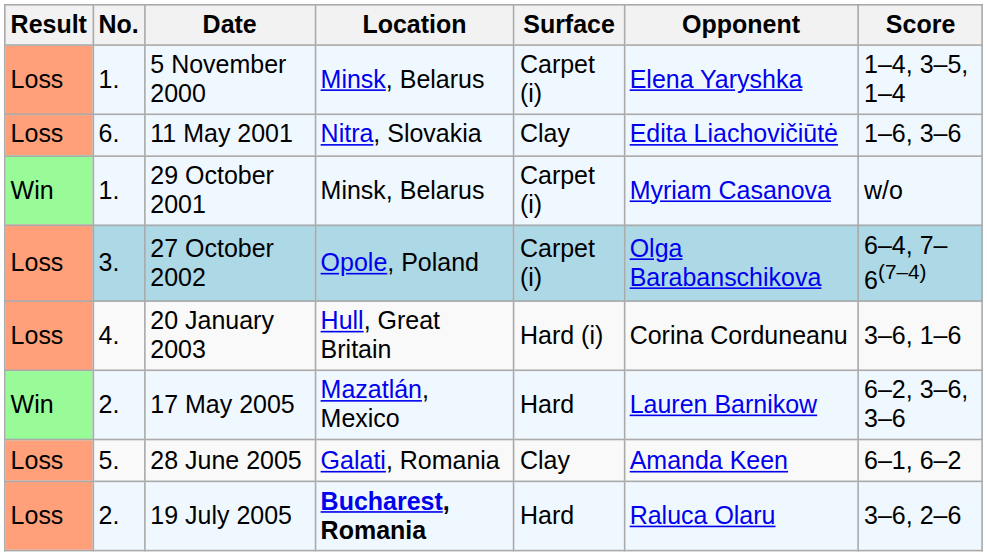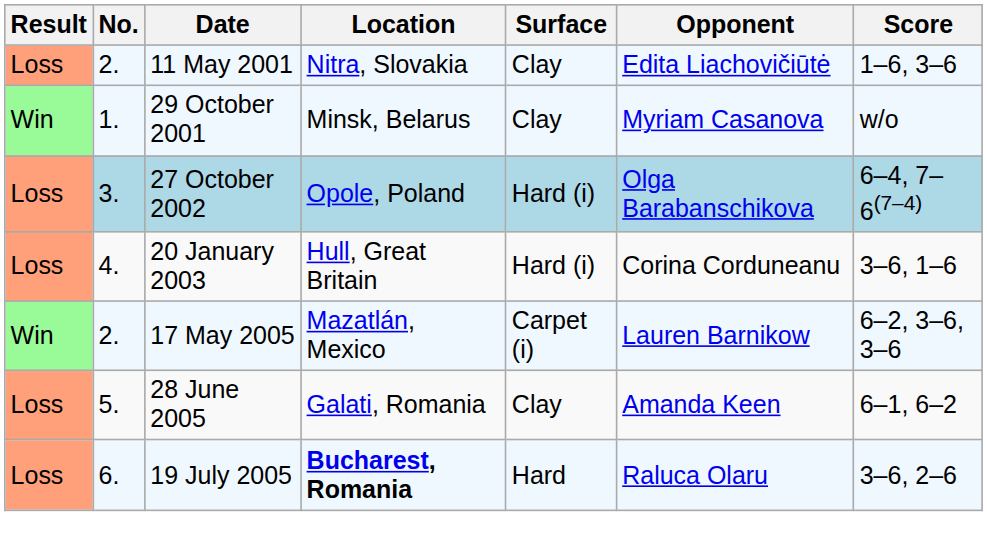- row: (218, 79)
(109, 134) 6. -> (109, 64) 2.
(557, 189) Carpet (i) -> (537, 119) Clay
(557, 262) Carpet (i) -> (554, 192) Hard (i)
(547, 404) Hard -> (549, 335) Carpet (i)
(109, 514) 2. -> (109, 474) 6.
